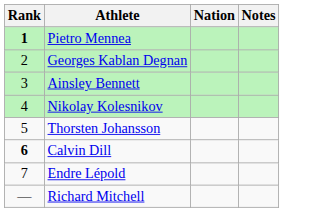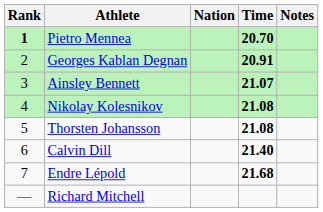+ column: (258, 15)
(24, 151) bold -> (24, 151) normal
